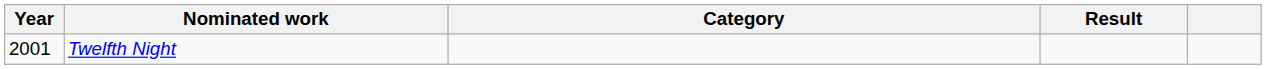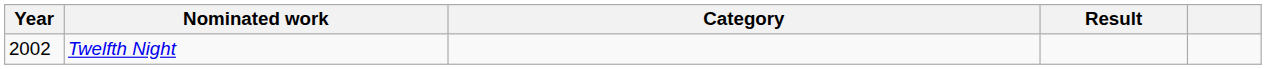(30, 49) 2001 -> (30, 49) 2002
